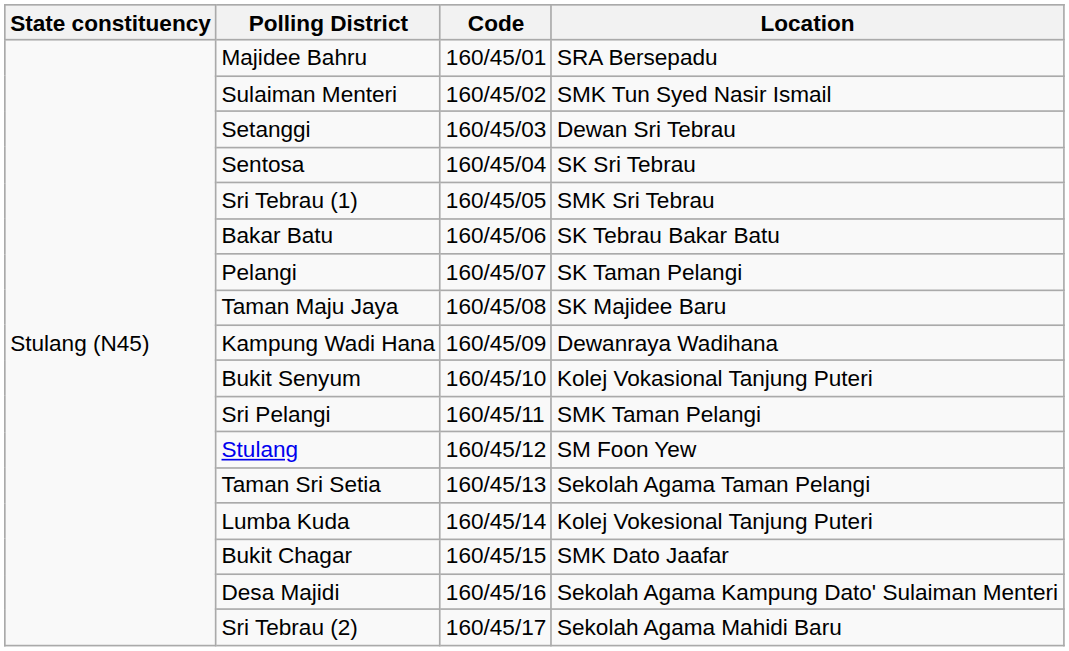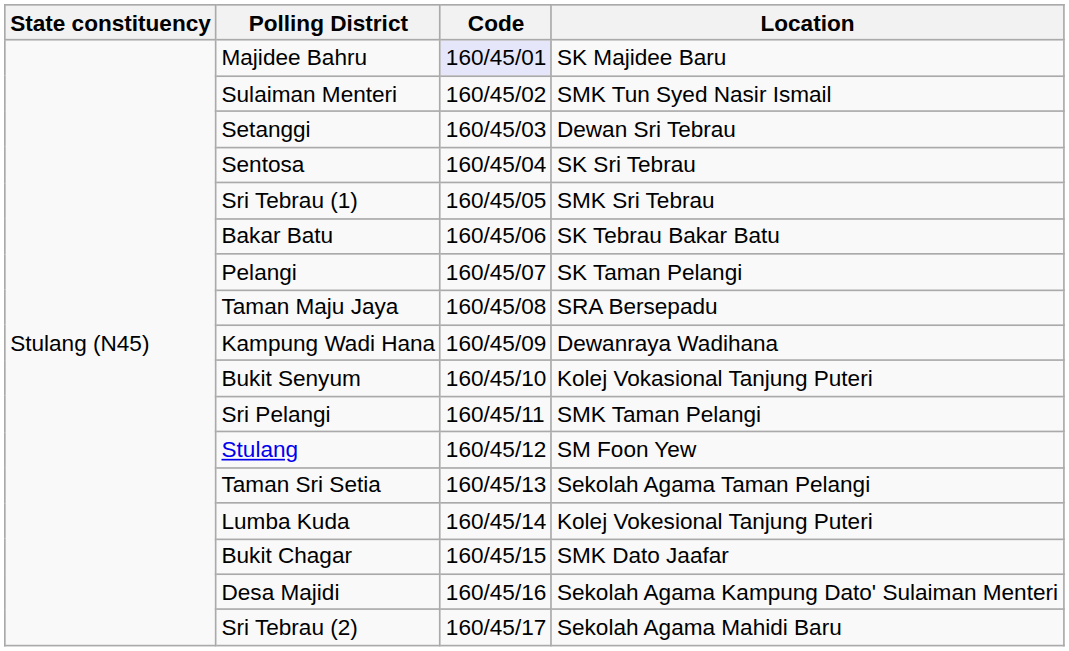(496, 58) no background -> (496, 58) lavender background
(637, 58) SRA Bersepadu -> (642, 58) SK Majidee Baru
(642, 307) SK Majidee Baru -> (637, 307) SRA Bersepadu
